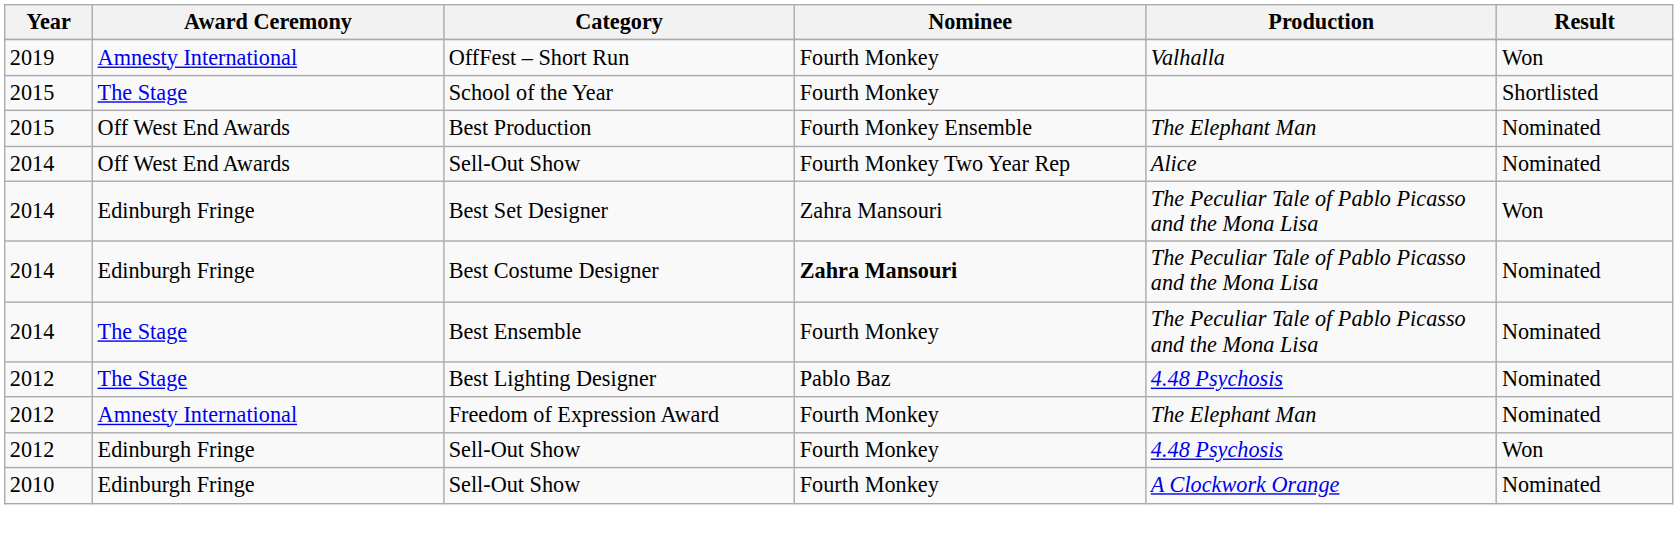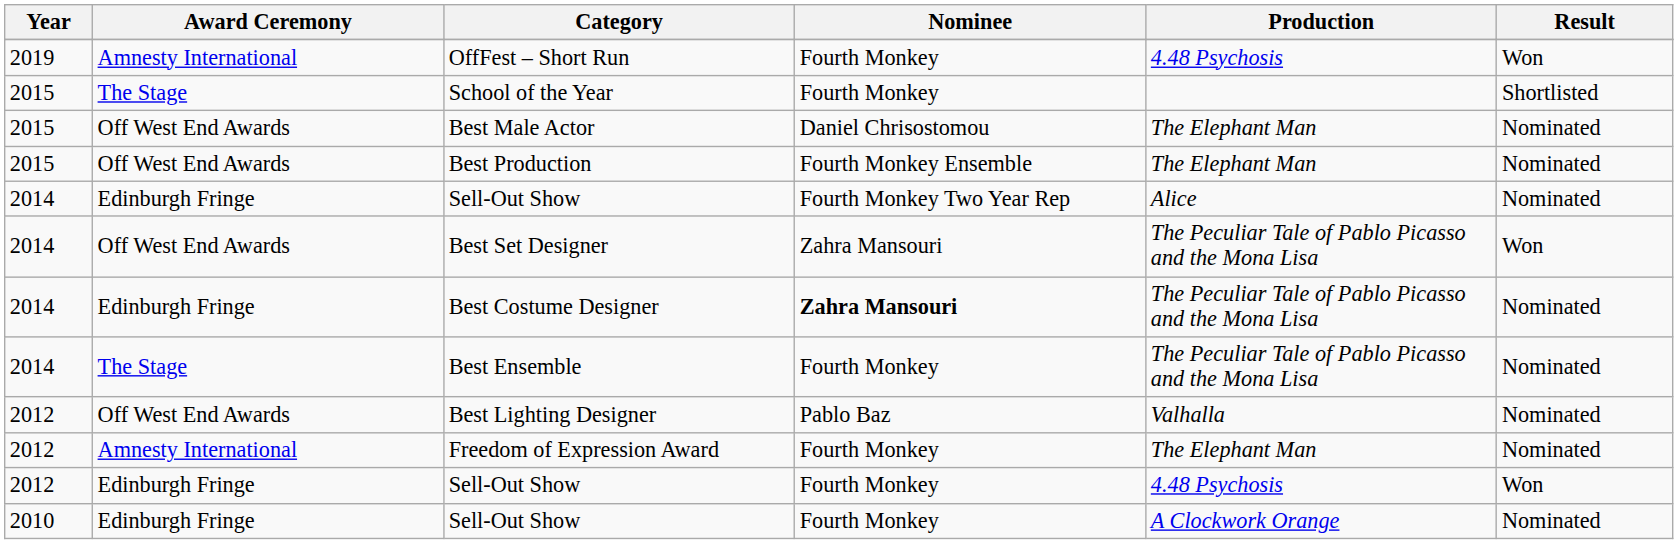(1188, 57) Valhalla -> (1217, 57) 4.48 Psychosis
+ row: (32, 127)
(194, 163) Off West End Awards -> (176, 198) Edinburgh Fringe
(176, 211) Edinburgh Fringe -> (194, 246) Off West End Awards
(142, 379) The Stage -> (194, 414) Off West End Awards
(1217, 379) 4.48 Psychosis -> (1188, 414) Valhalla
